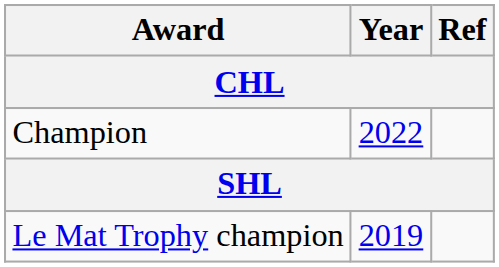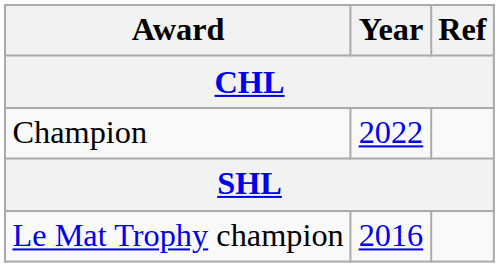(391, 235) 2019 -> (391, 235) 2016
